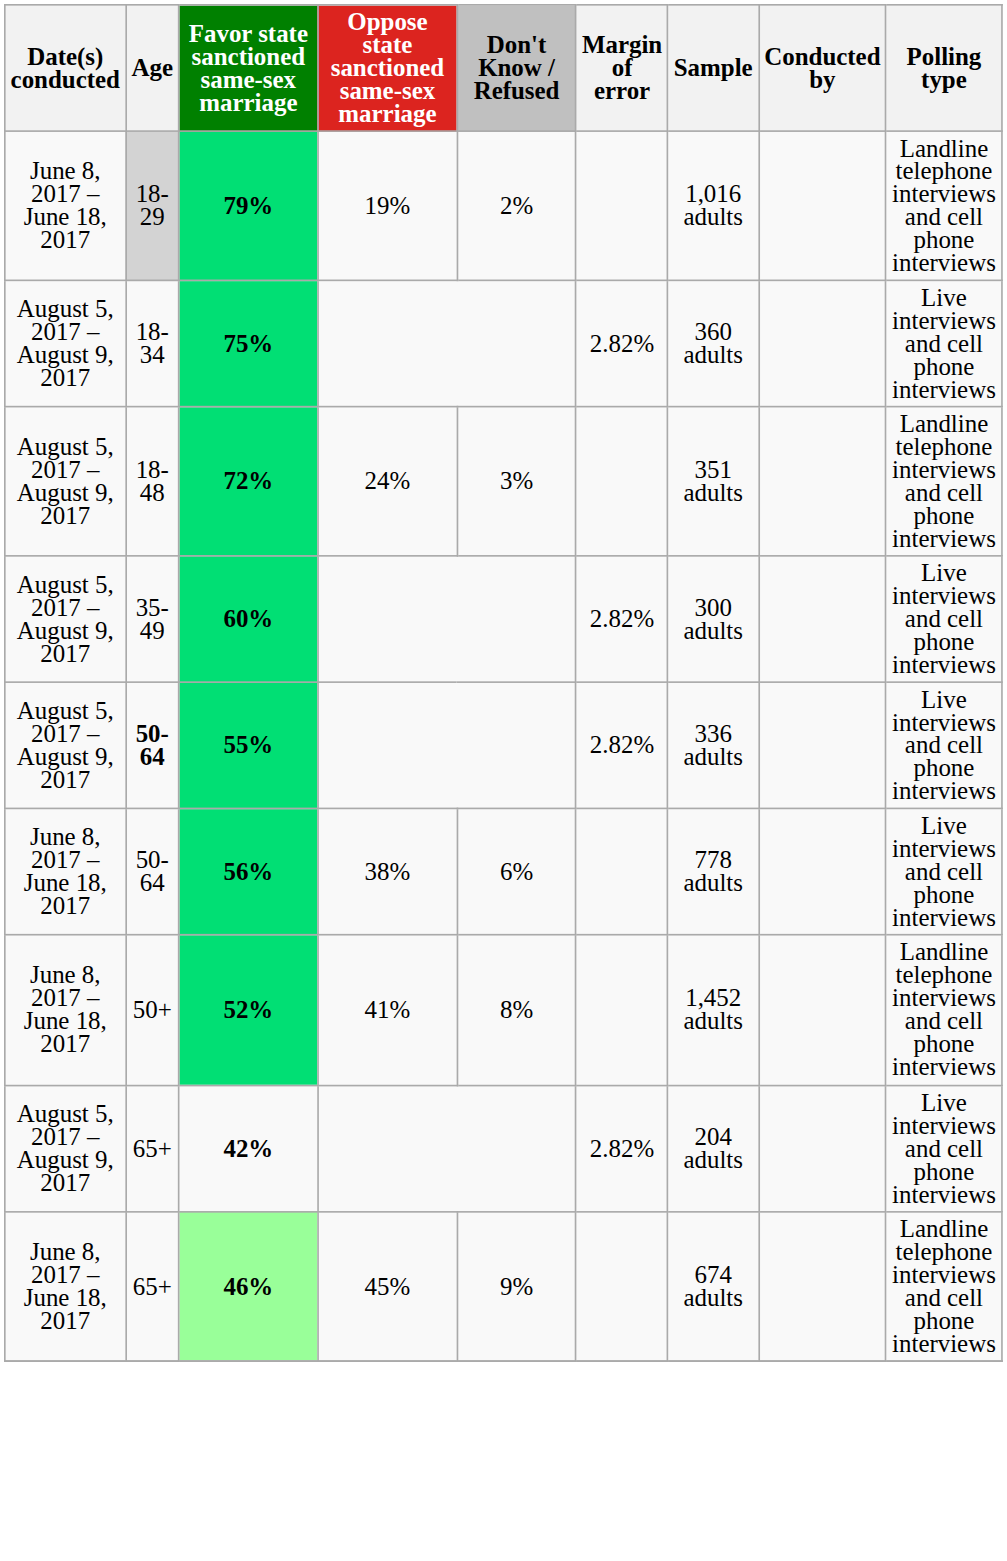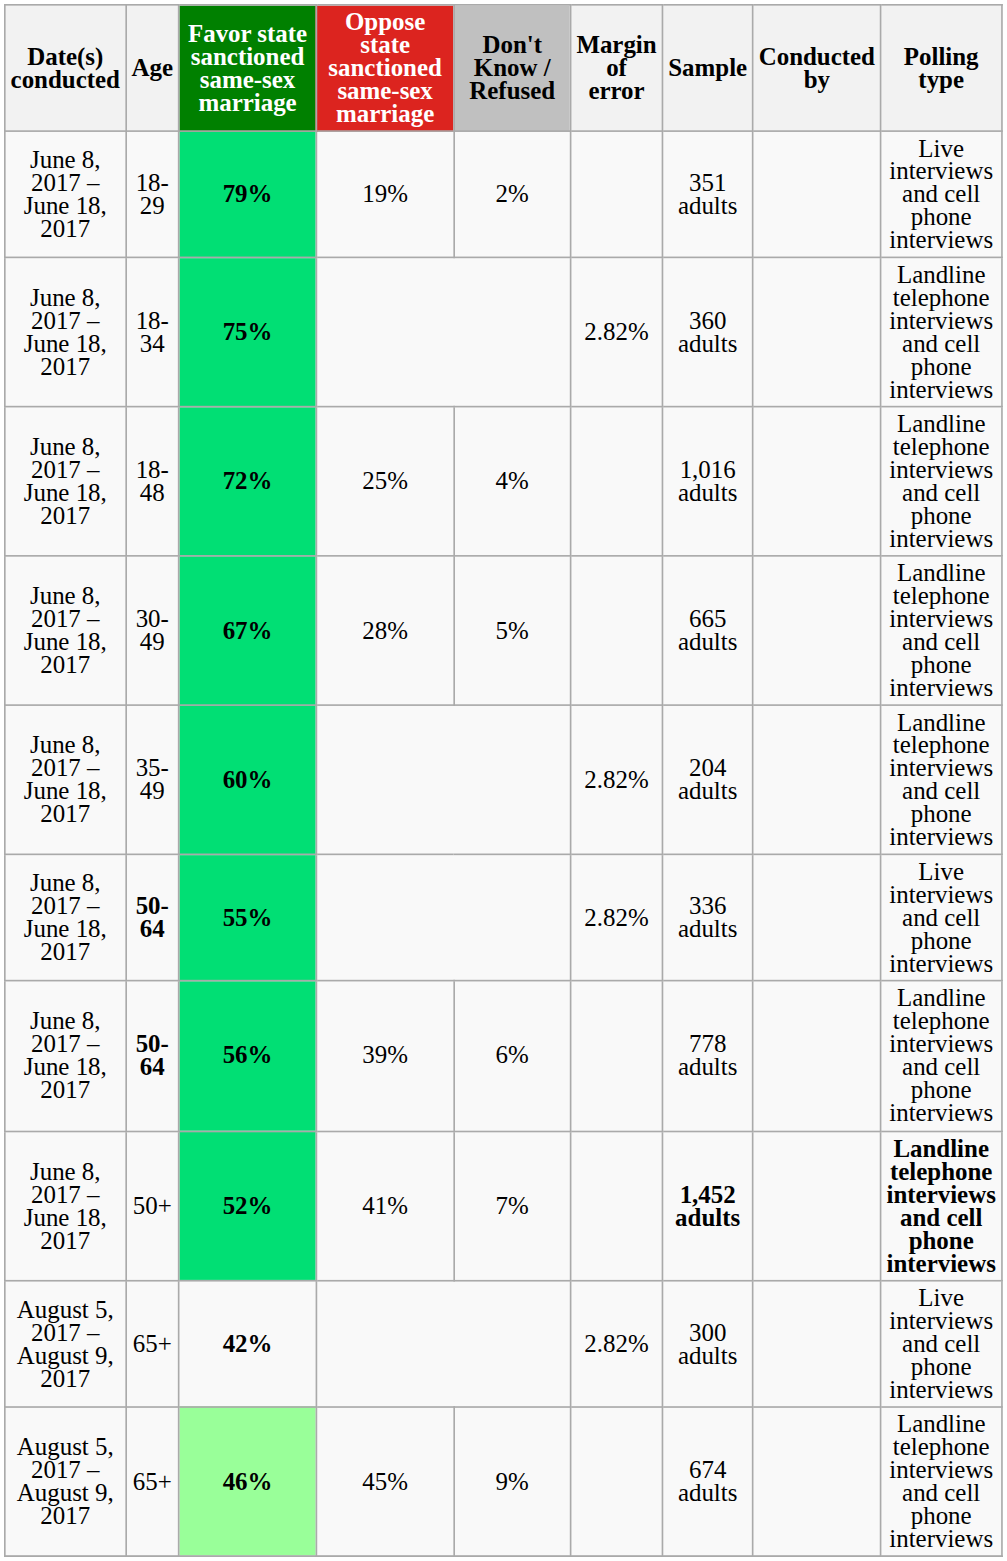(152, 205) lightgrey background -> (152, 194) no background
(713, 205) 1,016 adults -> (708, 194) 351 adults
(944, 205) Landline telephone interviews and cell phone interviews -> (941, 194) Live interviews and cell phone interviews
(65, 343) August 5, 2017 – August 9, 2017 -> (65, 332) June 8, 2017 – June 18, 2017
(944, 343) Live interviews and cell phone interviews -> (941, 332) Landline telephone interviews and cell phone interviews
(65, 481) August 5, 2017 – August 9, 2017 -> (65, 481) June 8, 2017 – June 18, 2017
(387, 481) 24% -> (385, 481) 25%
(517, 481) 3% -> (512, 481) 4%
(713, 481) 351 adults -> (708, 481) 1,016 adults
+ row: (248, 630)
(65, 619) August 5, 2017 – August 9, 2017 -> (65, 780) June 8, 2017 – June 18, 2017
(713, 619) 300 adults -> (708, 780) 204 adults
(944, 619) Live interviews and cell phone interviews -> (941, 780) Landline telephone interviews and cell phone interviews
(65, 745) August 5, 2017 – August 9, 2017 -> (65, 918) June 8, 2017 – June 18, 2017
(152, 872) normal -> (152, 1055) bold
(387, 872) 38% -> (385, 1055) 39%
(944, 872) Live interviews and cell phone interviews -> (941, 1055) Landline telephone interviews and cell phone interviews
(517, 1009) 8% -> (512, 1205) 7%
(713, 1009) normal -> (708, 1205) bold
(944, 1009) normal -> (941, 1205) bold
(713, 1147) 204 adults -> (708, 1343) 300 adults
(65, 1285) June 8, 2017 – June 18, 2017 -> (65, 1480) August 5, 2017 – August 9, 2017
